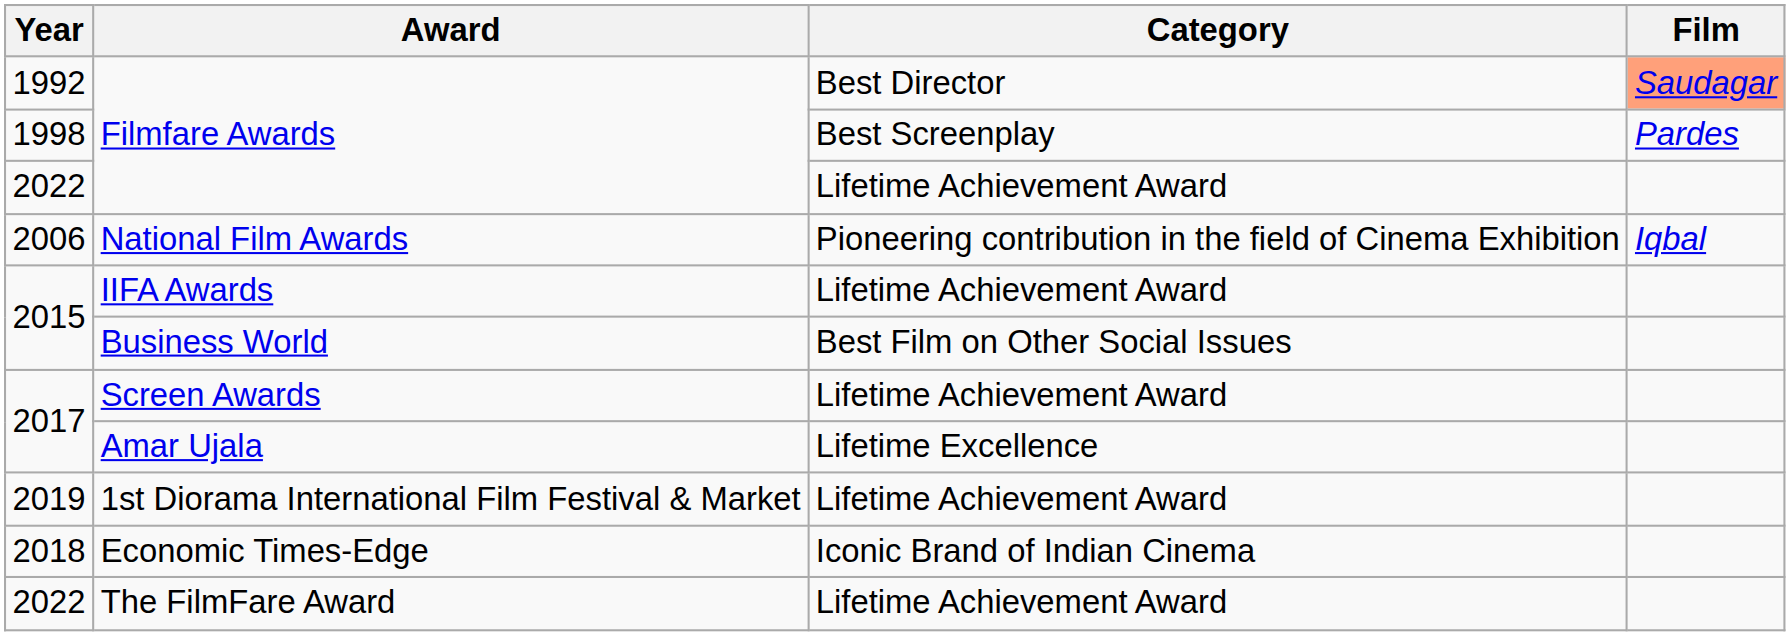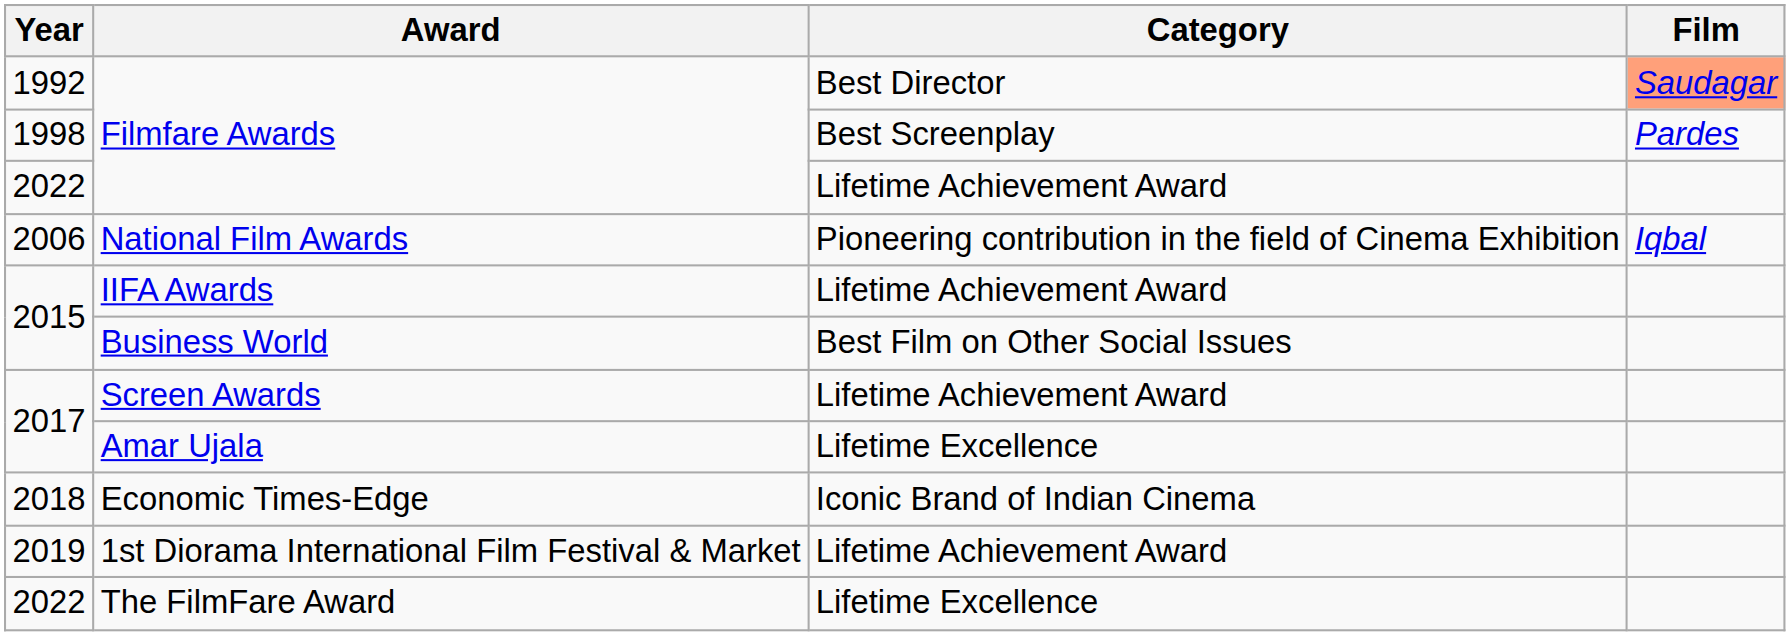rows swapped: (49, 550) <-> (49, 498)
(1021, 602) Lifetime Achievement Award -> (957, 602) Lifetime Excellence
